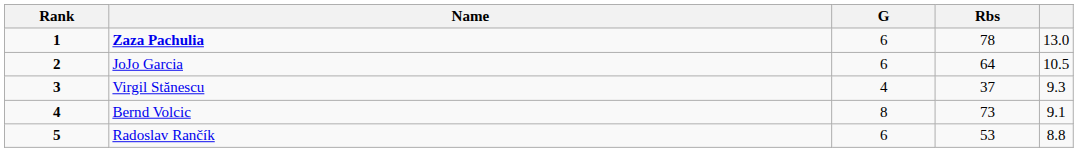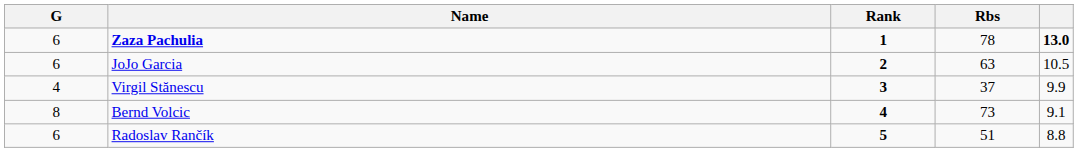columns swapped: (57, 16) <-> (884, 16)
(1056, 40) normal -> (1056, 40) bold
(988, 64) 64 -> (988, 64) 63
(1056, 87) 9.3 -> (1056, 87) 9.9
(988, 135) 53 -> (988, 135) 51
